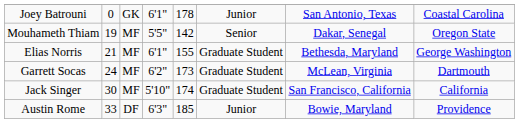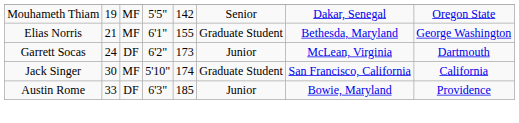- row: (53, 14)
(131, 71) MF -> (131, 52) DF
(241, 71) Graduate Student -> (241, 52) Junior
